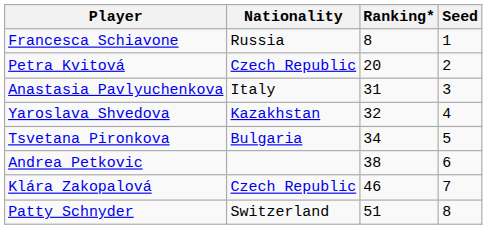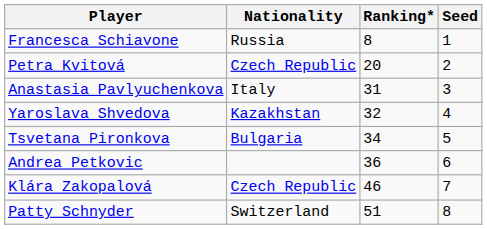(372, 163) 38 -> (372, 163) 36
